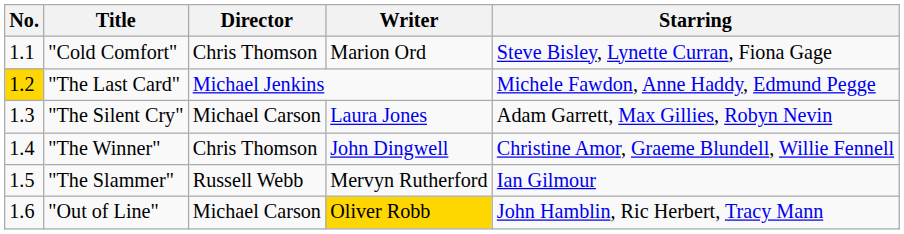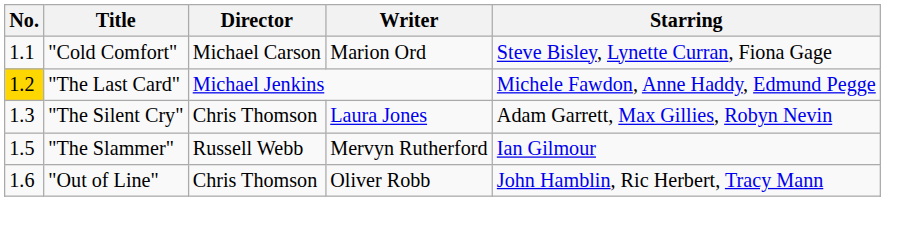(255, 52) Chris Thomson -> (257, 52) Michael Carson
(257, 116) Michael Carson -> (255, 116) Chris Thomson
- row: (104, 148)
(257, 212) Michael Carson -> (255, 180) Chris Thomson
(380, 212) gold background -> (380, 180) no background
